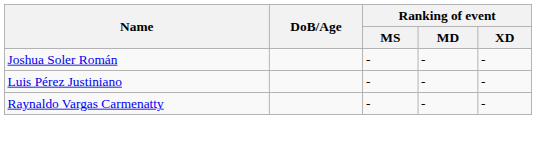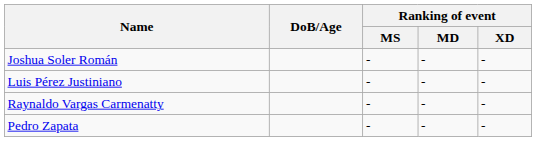+ row: (43, 125)
